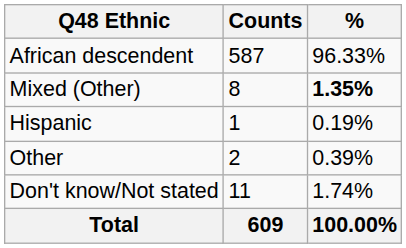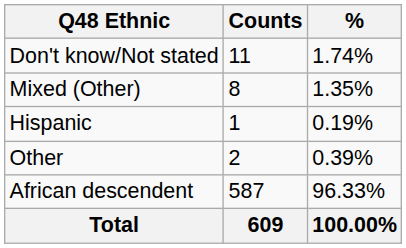rows swapped: (101, 55) <-> (114, 191)
(343, 89) bold -> (343, 89) normal
